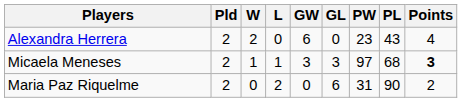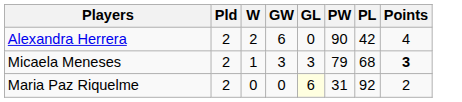- column: (278, 16)
(364, 39) 23 -> (339, 39) 90
(392, 39) 43 -> (367, 39) 42
(364, 62) 97 -> (339, 62) 79
(336, 85) no background -> (311, 85) lightyellow background
(392, 85) 90 -> (367, 85) 92
